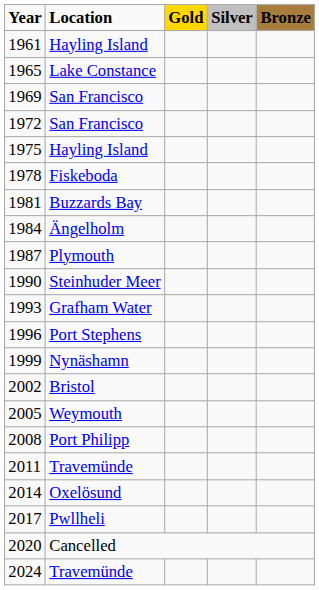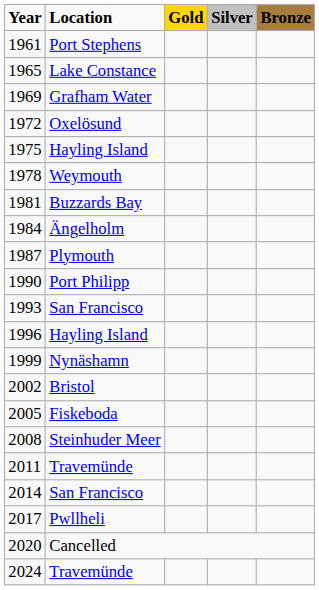(99, 44) Hayling Island -> (95, 44) Port Stephens
(96, 96) San Francisco -> (100, 96) Grafham Water
(96, 123) San Francisco -> (85, 123) Oxelösund
(84, 176) Fiskeboda -> (86, 176) Weymouth
(105, 281) Steinhuder Meer -> (89, 281) Port Philipp
(100, 307) Grafham Water -> (96, 307) San Francisco
(95, 334) Port Stephens -> (99, 334) Hayling Island
(86, 413) Weymouth -> (84, 413) Fiskeboda
(89, 439) Port Philipp -> (105, 439) Steinhuder Meer
(85, 492) Oxelösund -> (96, 492) San Francisco
